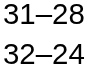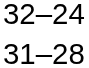rows swapped: (44, 54) <-> (44, 14)
